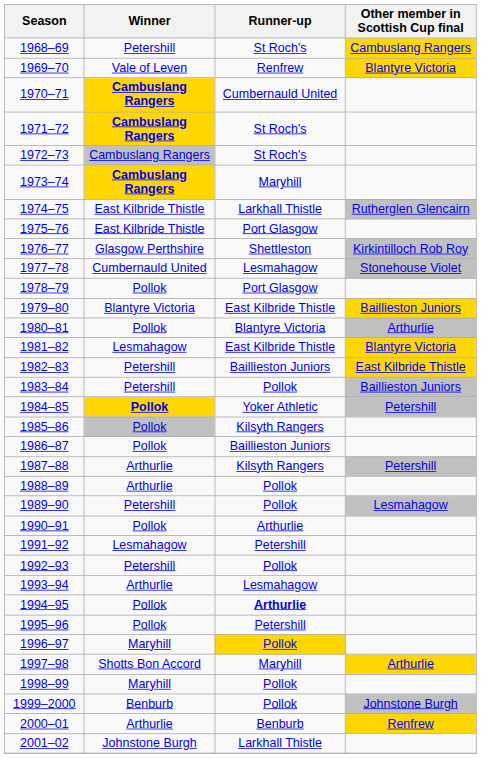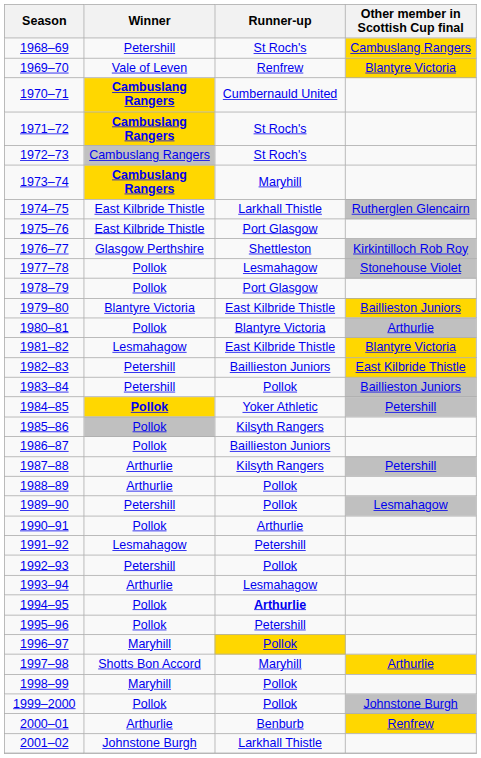(150, 268) Cumbernauld United -> (150, 268) Pollok
(150, 703) Benburb -> (150, 703) Pollok
